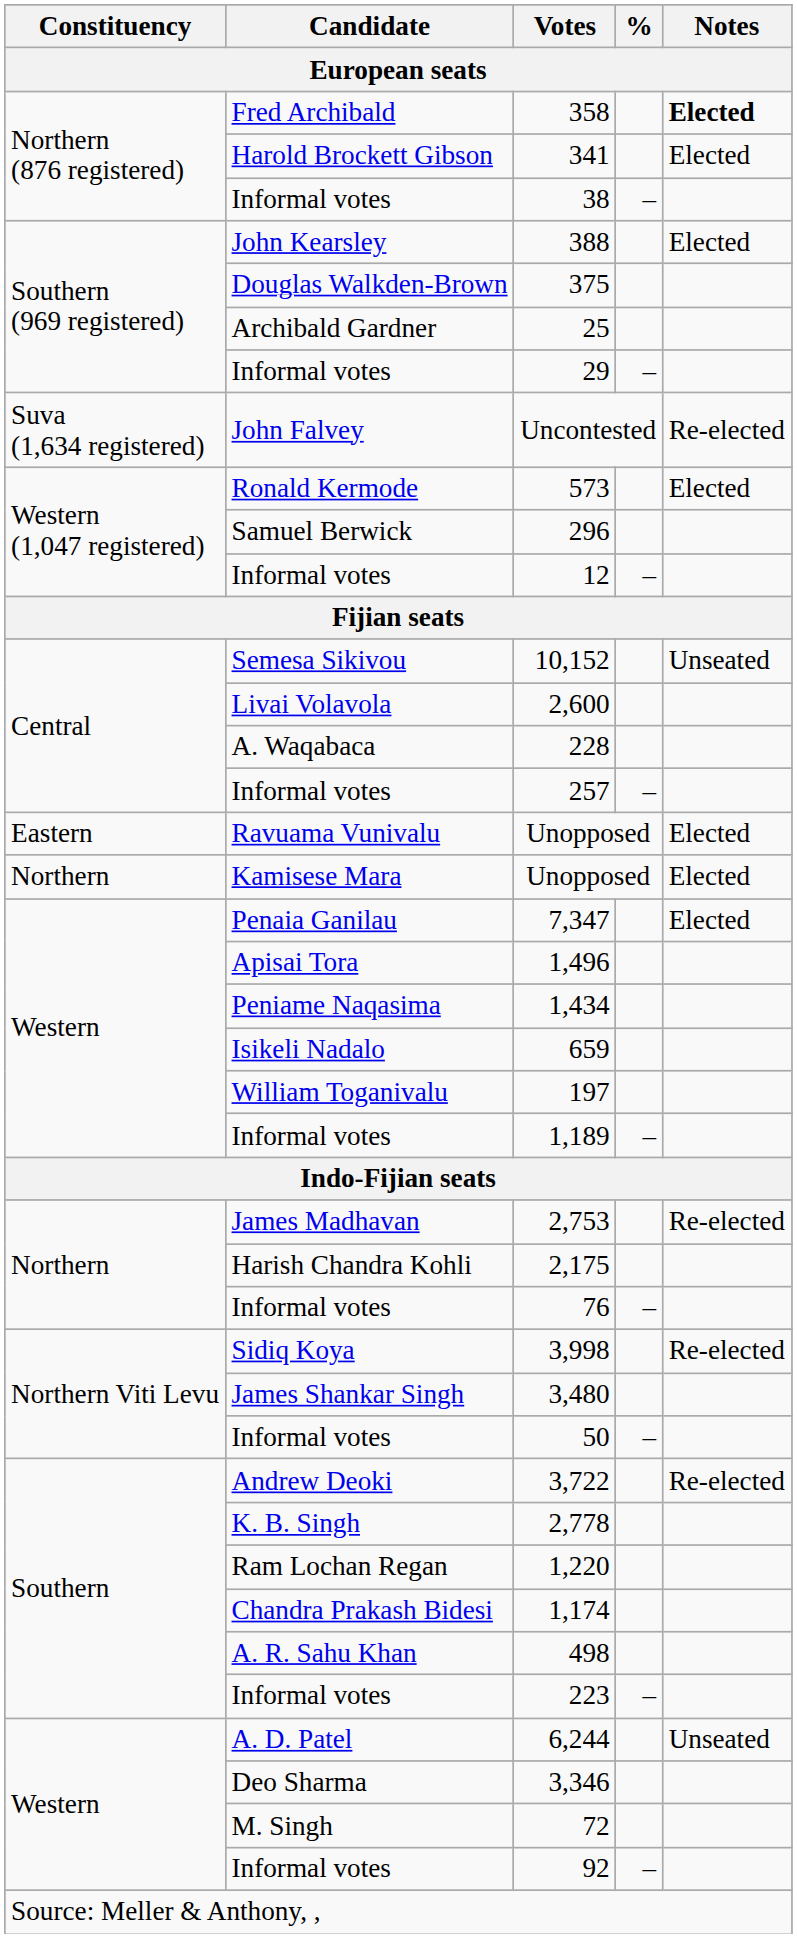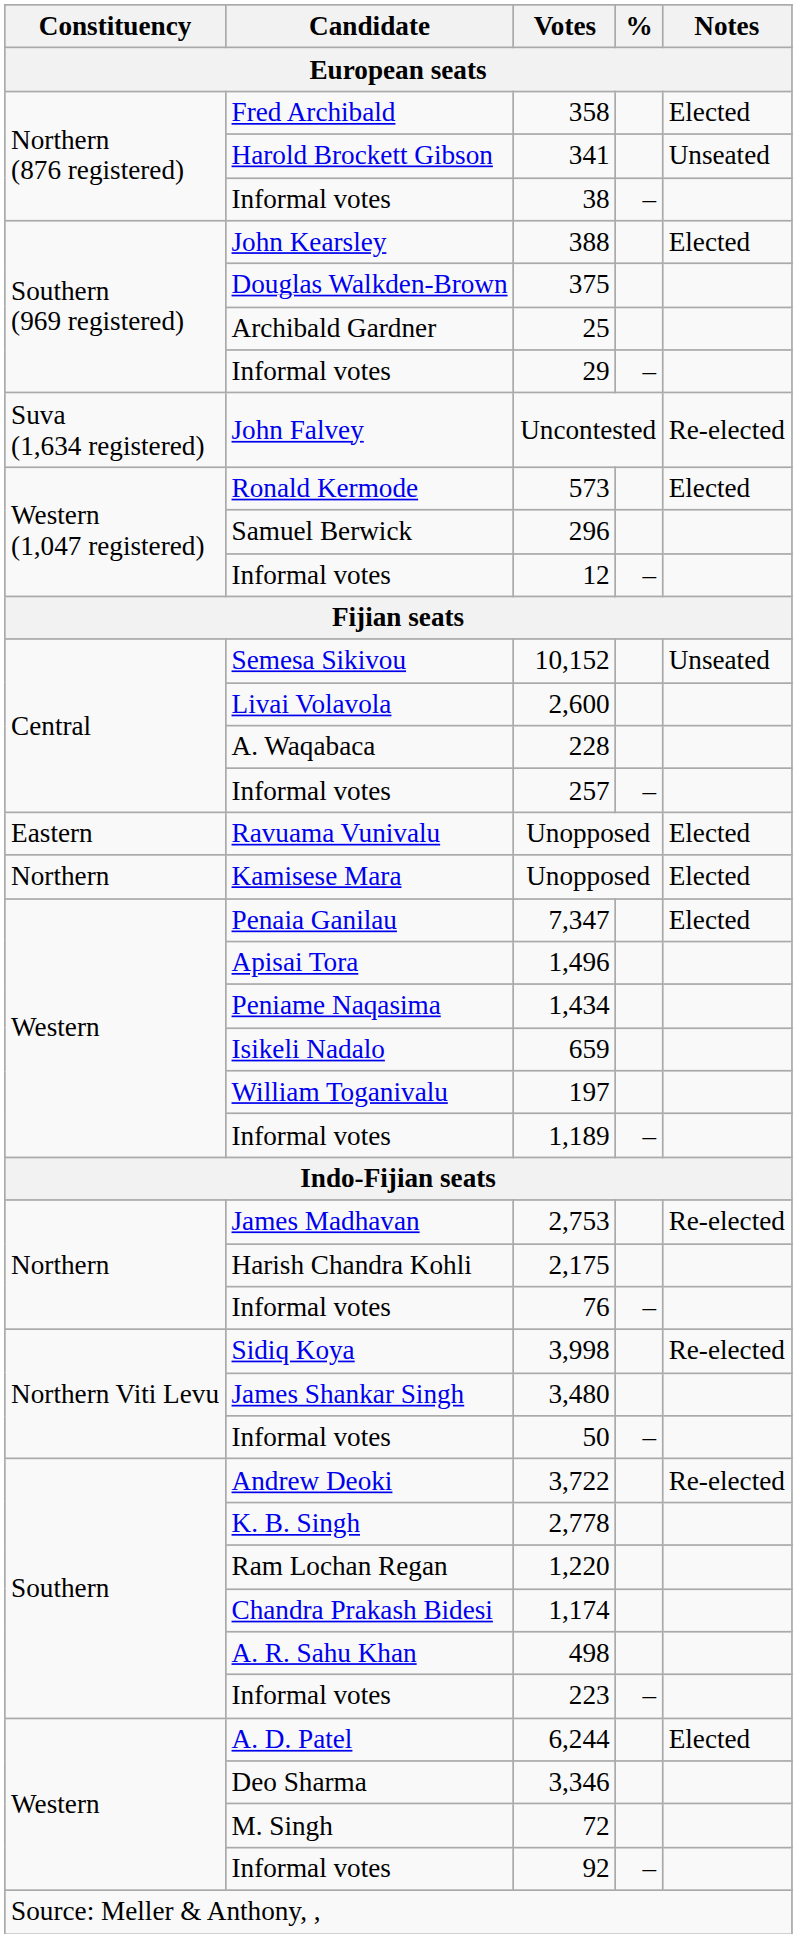(712, 112) bold -> (709, 112) normal
(709, 155) Elected -> (719, 155) Unseated
(719, 1739) Unseated -> (709, 1739) Elected
